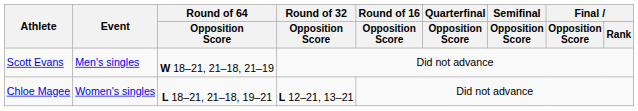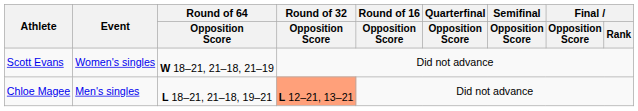(107, 63) Men's singles -> (115, 63) Women's singles
(115, 92) Women's singles -> (107, 92) Men's singles
(316, 98) no background -> (316, 98) lightsalmon background
